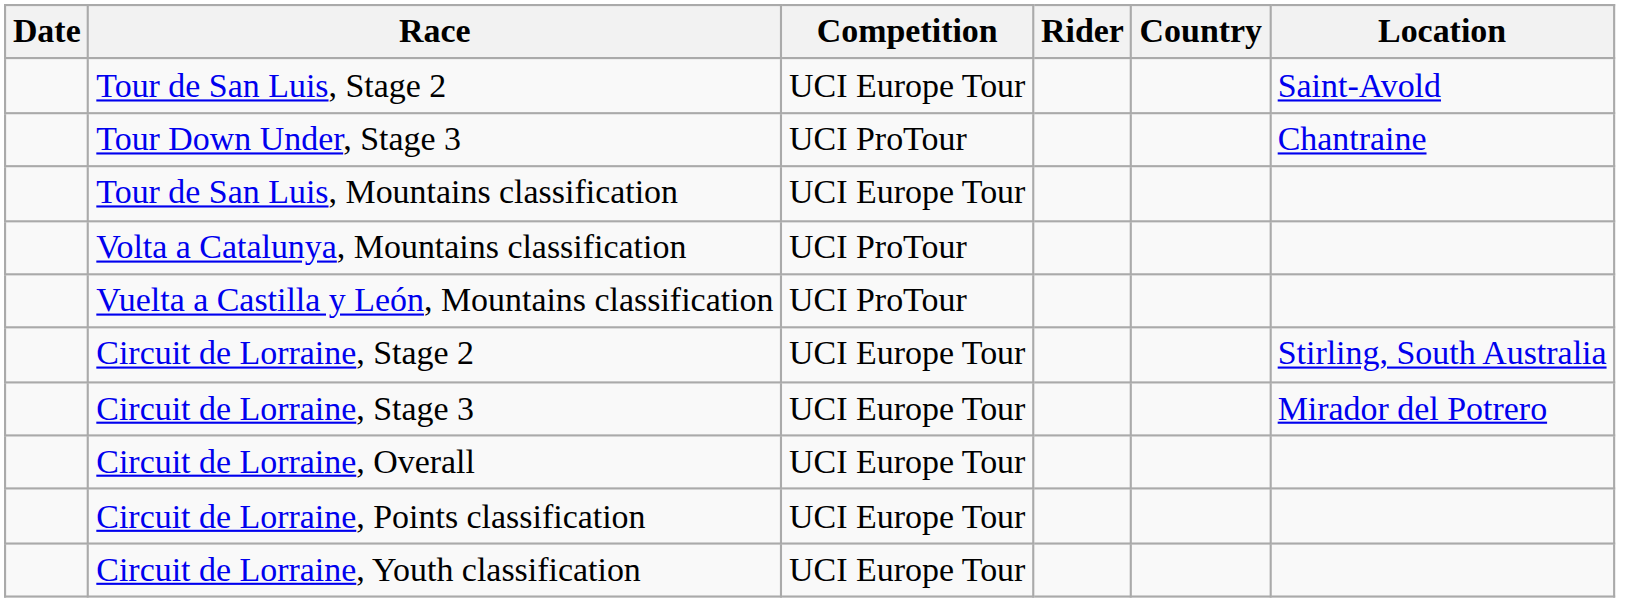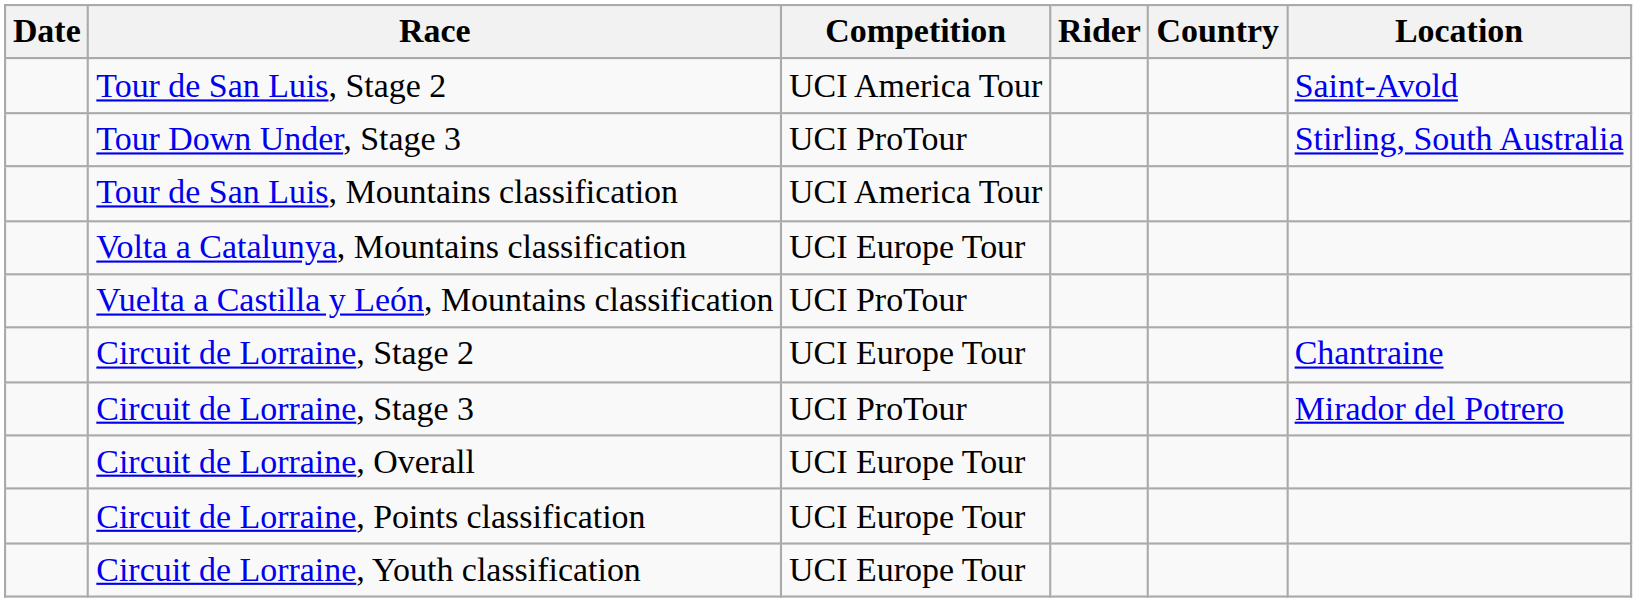(907, 85) UCI Europe Tour -> (916, 85) UCI America Tour
(1352, 138) Chantraine -> (1459, 138) Stirling, South Australia
(907, 192) UCI Europe Tour -> (916, 192) UCI America Tour
(878, 246) UCI ProTour -> (907, 246) UCI Europe Tour
(1442, 354) Stirling, South Australia -> (1369, 354) Chantraine
(907, 407) UCI Europe Tour -> (878, 407) UCI ProTour
